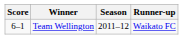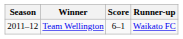columns swapped: (113, 12) <-> (18, 12)
